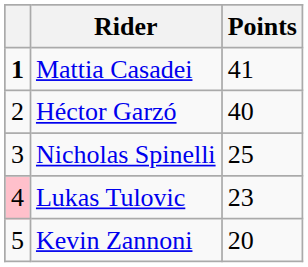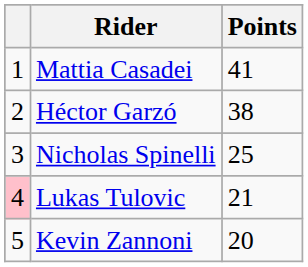(17, 68) bold -> (17, 68) normal
(241, 111) 40 -> (241, 111) 38
(241, 197) 23 -> (241, 197) 21
